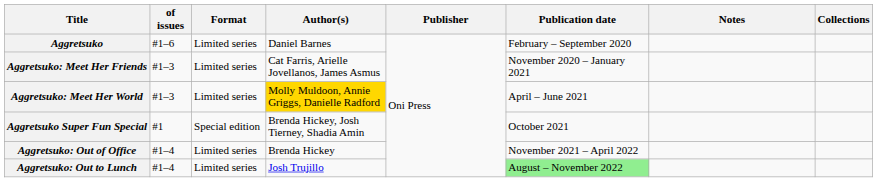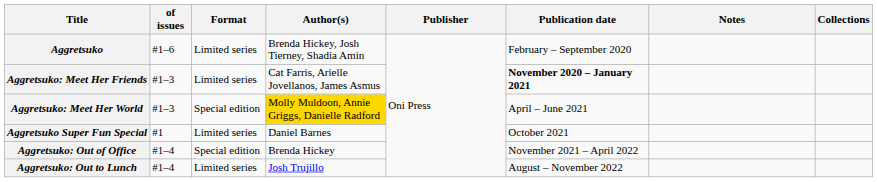(300, 43) Daniel Barnes -> (316, 49) Brenda Hickey, Josh Tierney, Shadia Amin
(567, 66) normal -> (570, 79) bold
(225, 96) Limited series -> (227, 109) Special edition
(227, 126) Special edition -> (225, 132) Limited series
(316, 126) Brenda Hickey, Josh Tierney, Shadia Amin -> (300, 132) Daniel Barnes
(225, 150) Limited series -> (227, 150) Special edition
(565, 167) lightgreen background -> (565, 167) no background
